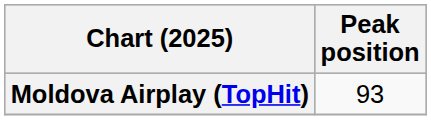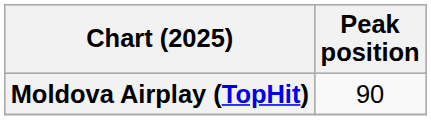(370, 93) 93 -> (370, 93) 90
